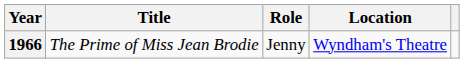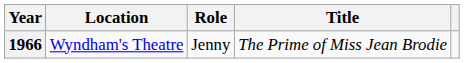columns swapped: (154, 17) <-> (380, 17)
